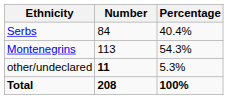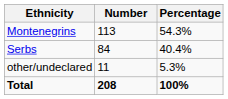rows swapped: (41, 49) <-> (22, 31)
(103, 67) bold -> (103, 67) normal
